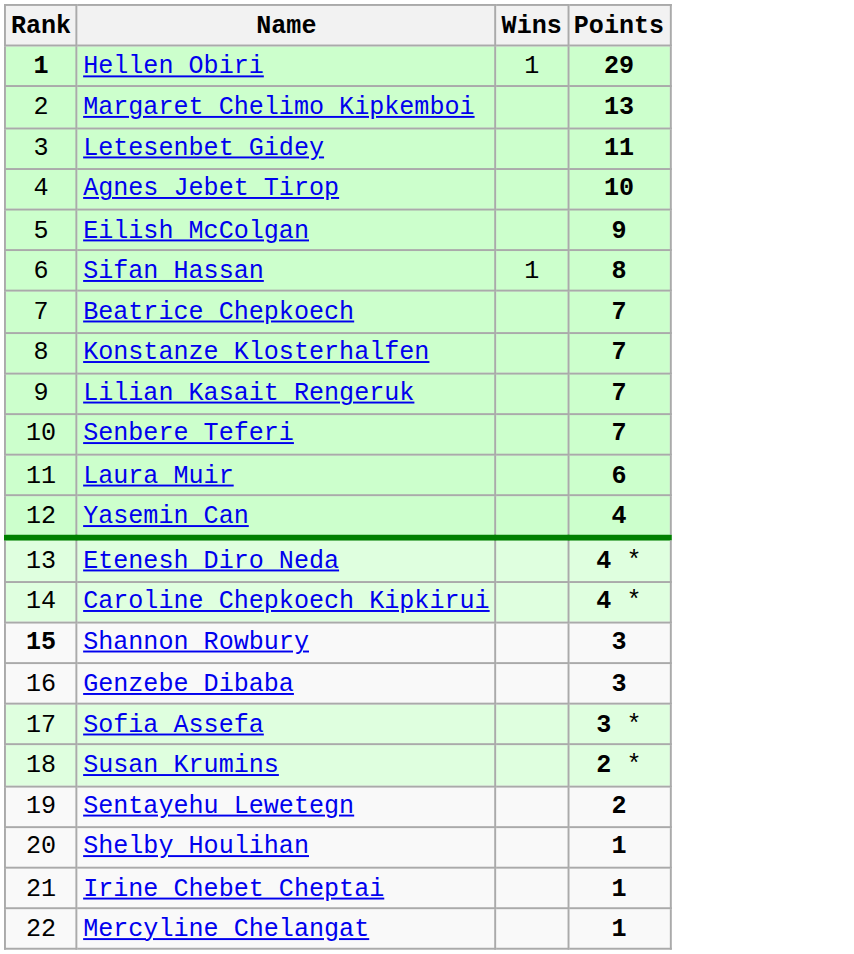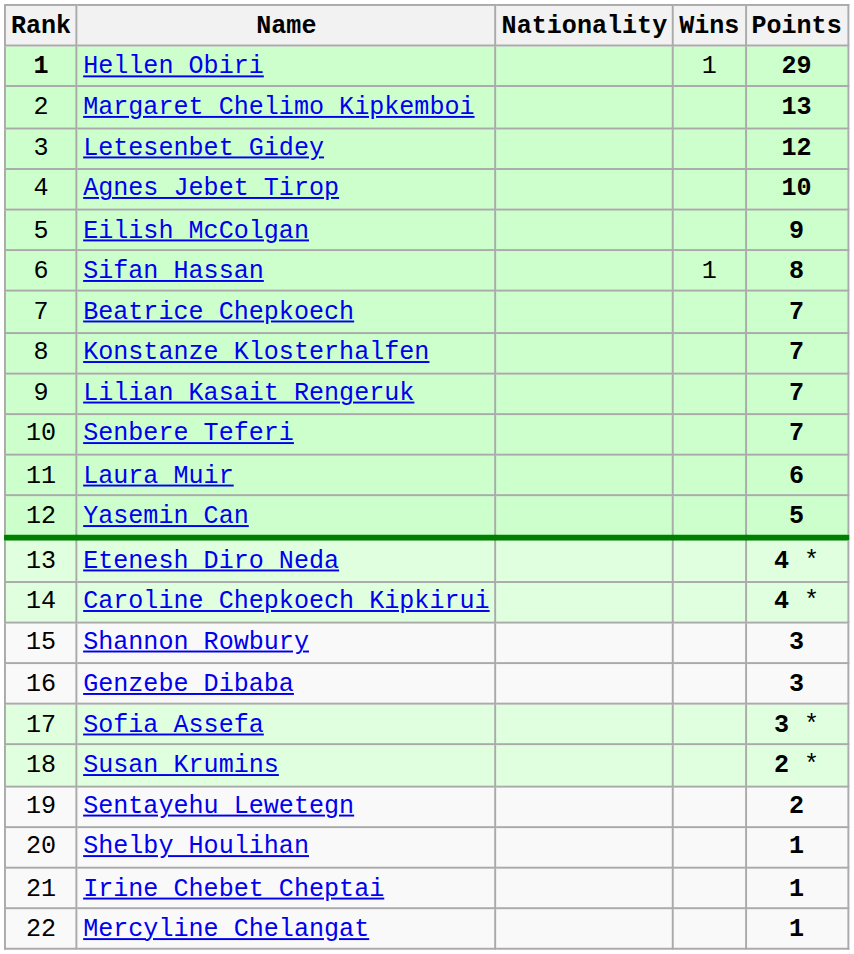+ column: (584, 25)
(619, 148) 11 -> (797, 148) 12
(619, 516) 4 -> (797, 516) 5
(41, 643) bold -> (41, 643) normal
